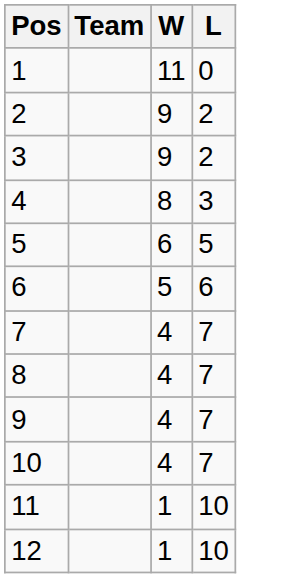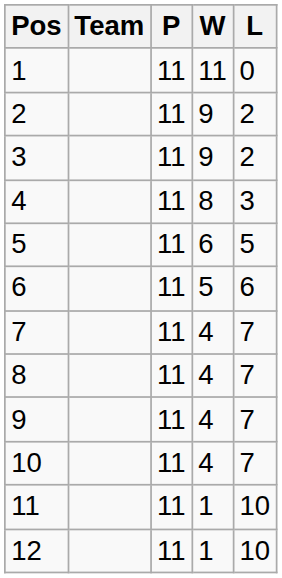+ column: (171, 26)
